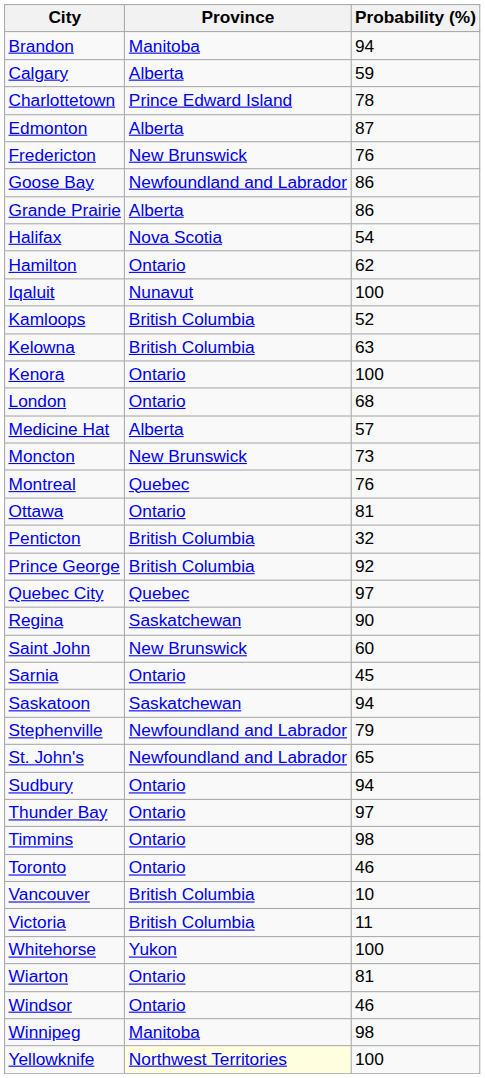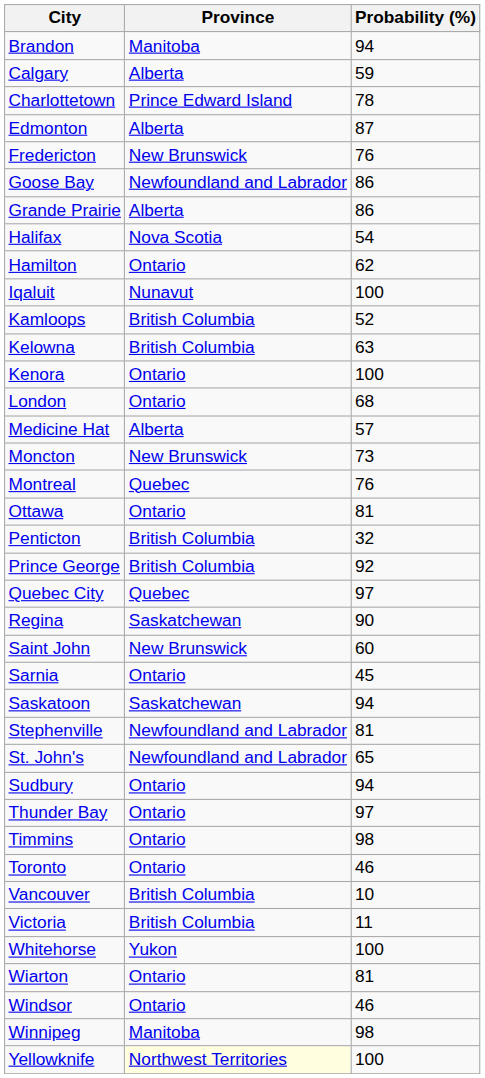(365, 730) 79 -> (365, 730) 81
